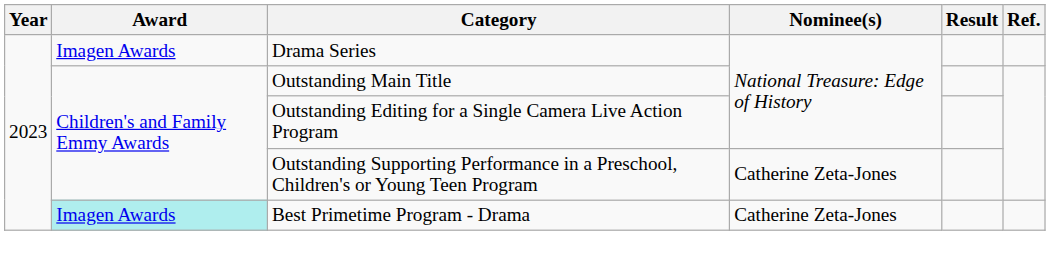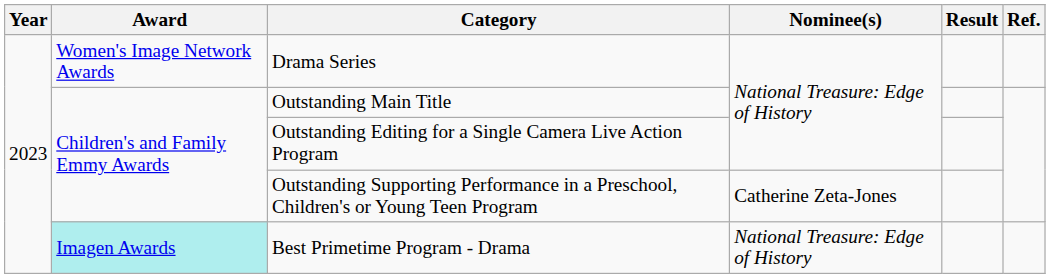(116, 50) Imagen Awards -> (154, 60) Women's Image Network Awards
(816, 215) Catherine Zeta-Jones -> (829, 247) National Treasure: Edge of History
